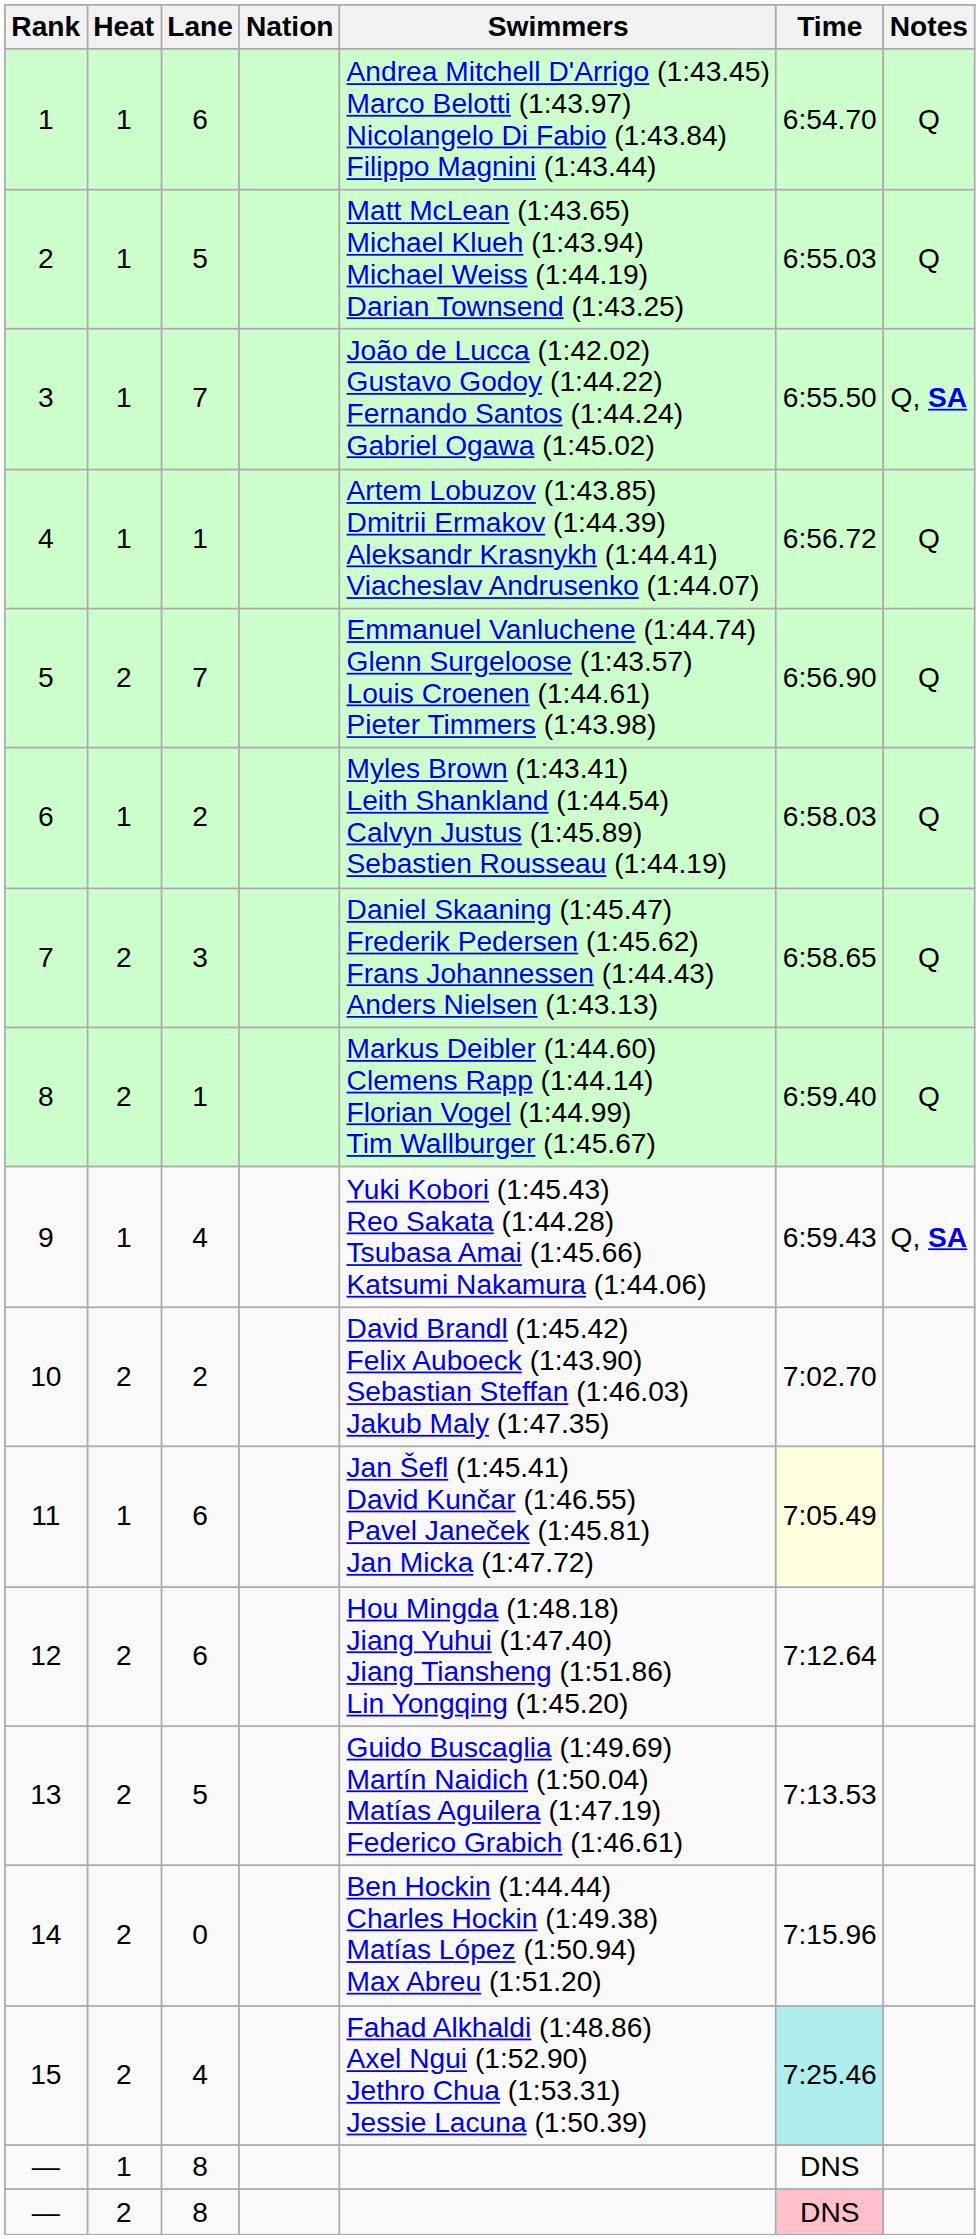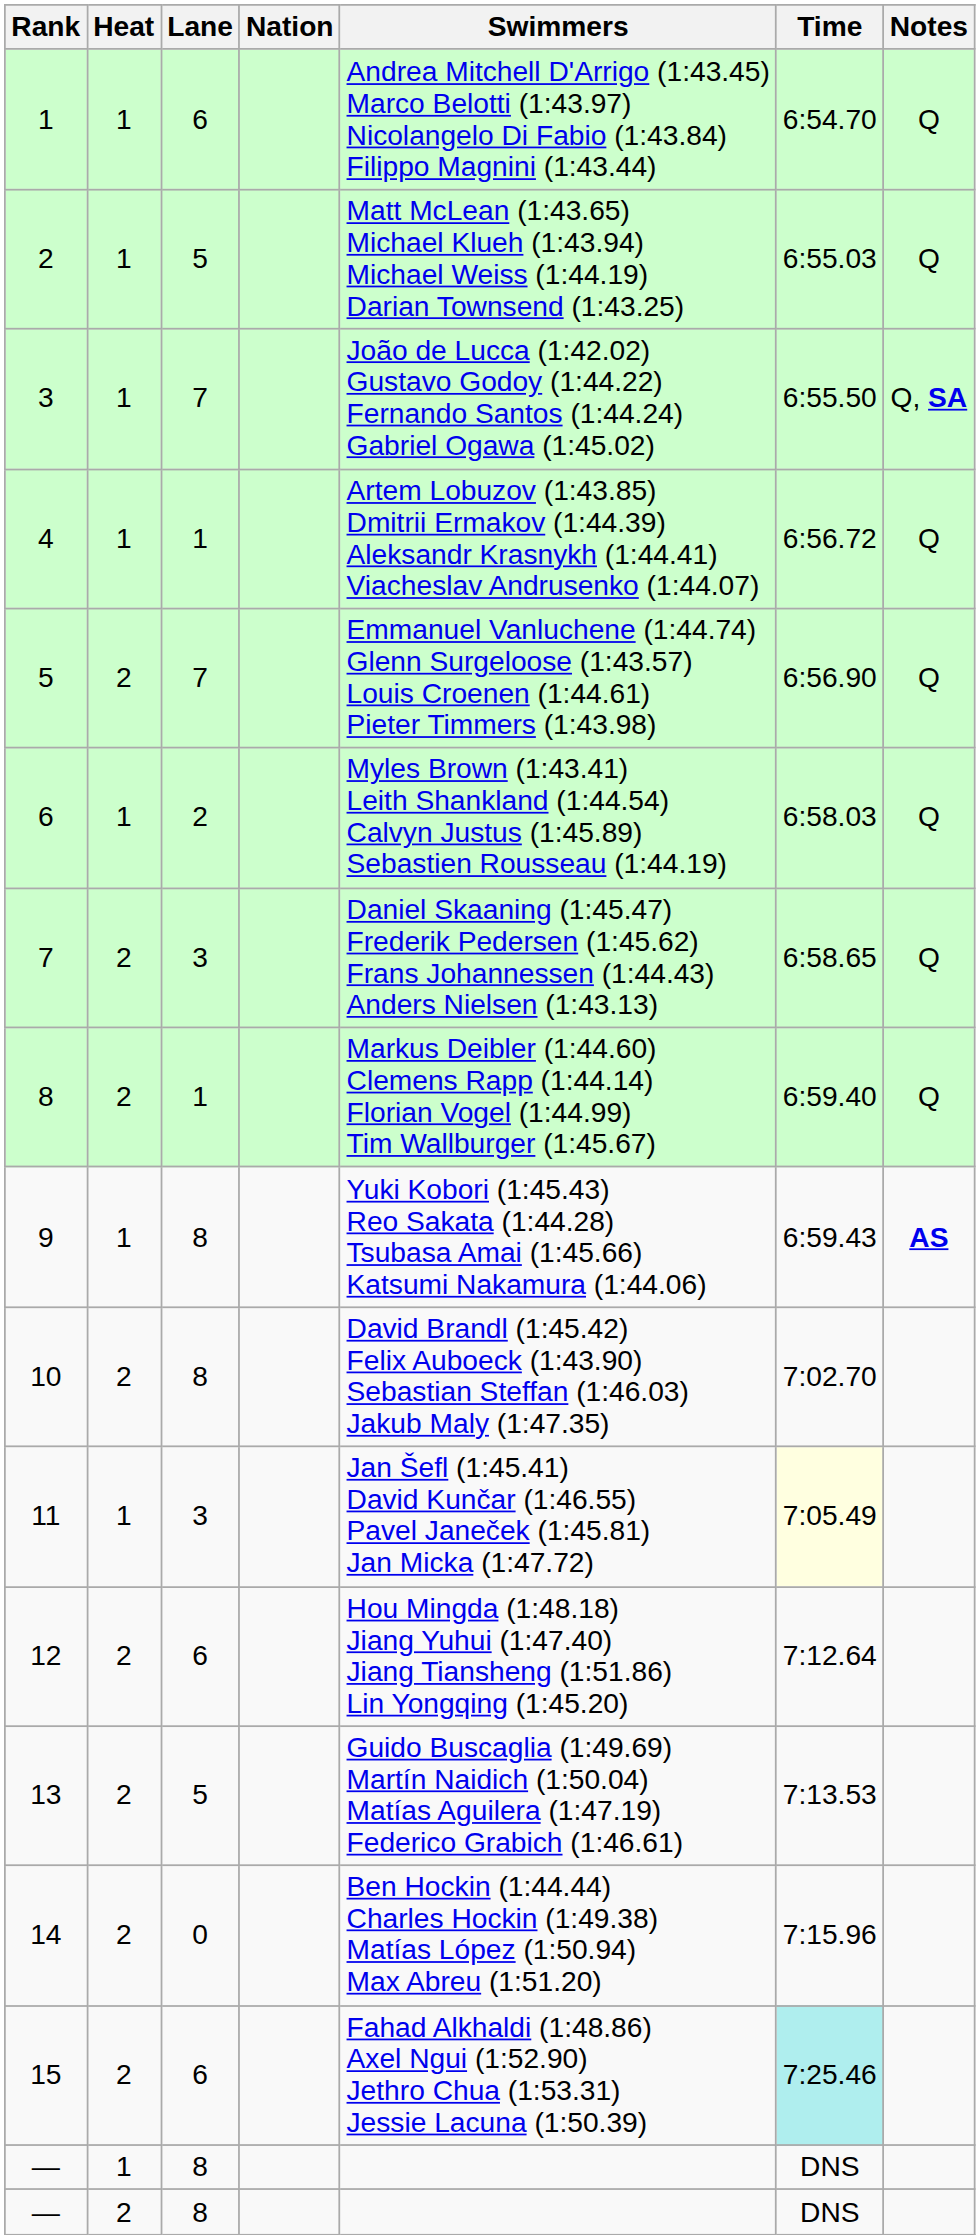(200, 1236) 4 -> (200, 1236) 8
(929, 1236) Q, SA -> (929, 1236) AS
(200, 1376) 2 -> (200, 1376) 8
(200, 1516) 6 -> (200, 1516) 3
(200, 2074) 4 -> (200, 2074) 6
(830, 2211) pink background -> (830, 2211) no background
